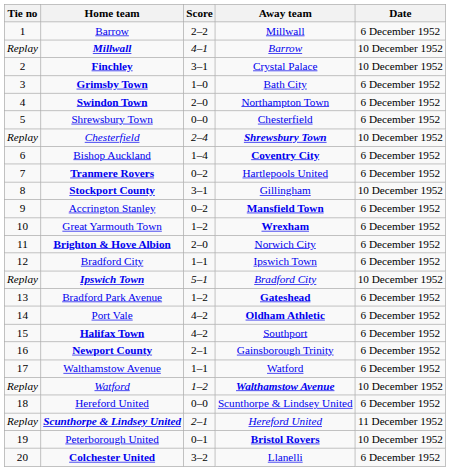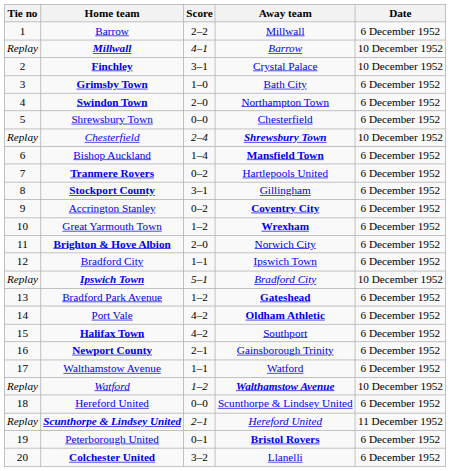(285, 155) Coventry City -> (285, 155) Mansfield Town
(400, 191) 10 December 1952 -> (400, 191) 6 December 1952
(285, 208) Mansfield Town -> (285, 208) Coventry City
(400, 439) 10 December 1952 -> (400, 439) 6 December 1952
